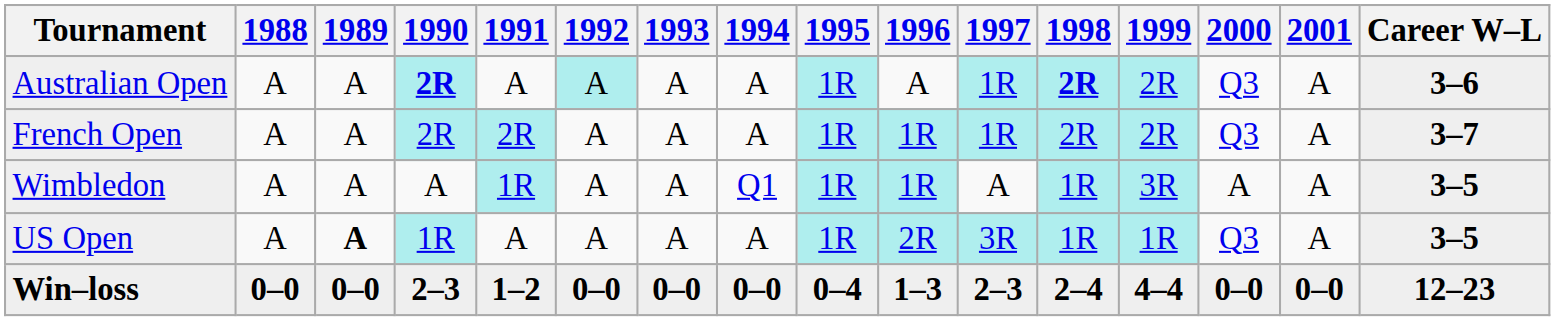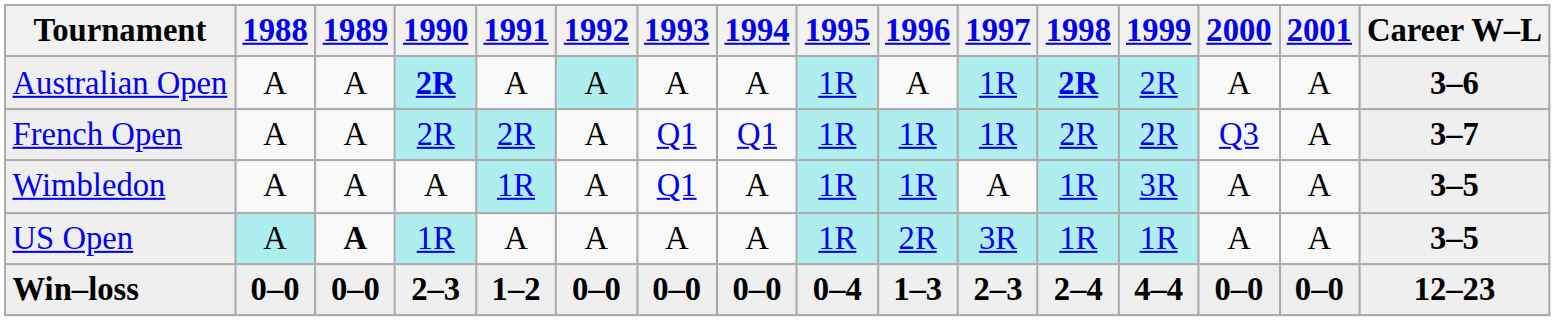(1239, 82) Q3 -> (1239, 82) A
(677, 133) A -> (677, 133) Q1
(757, 133) A -> (757, 133) Q1
(677, 185) A -> (677, 185) Q1
(757, 185) Q1 -> (757, 185) A
(275, 237) no background -> (275, 237) paleturquoise background
(1239, 237) Q3 -> (1239, 237) A
